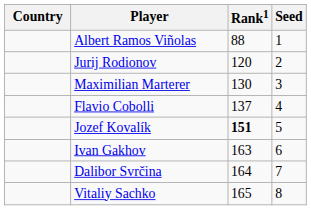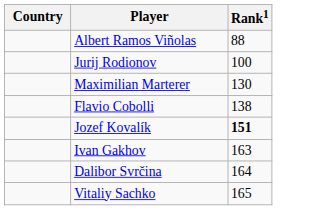- column: (289, 17)
(241, 62) 120 -> (241, 62) 100
(241, 106) 137 -> (241, 106) 138
